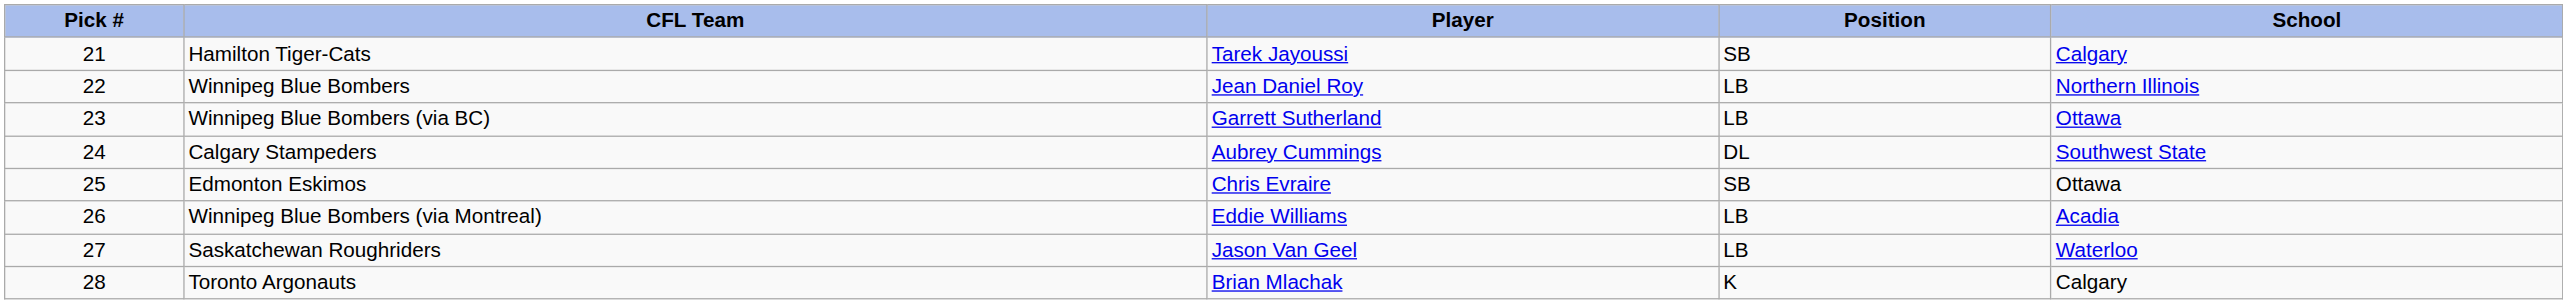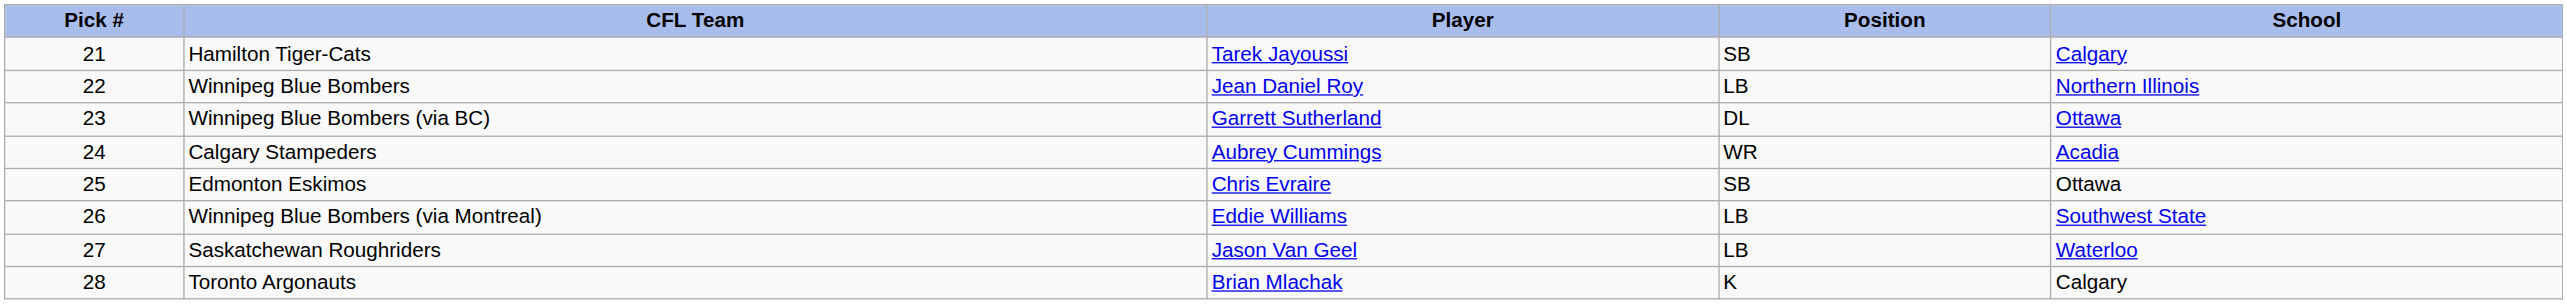(1736, 119) LB -> (1736, 119) DL
(1736, 151) DL -> (1740, 151) WR
(2131, 151) Southwest State -> (2087, 151) Acadia
(2087, 217) Acadia -> (2131, 217) Southwest State
